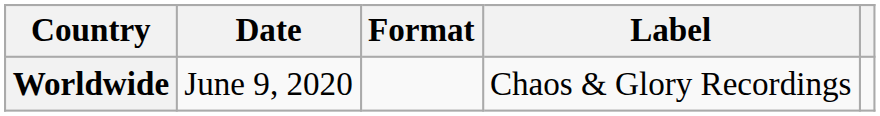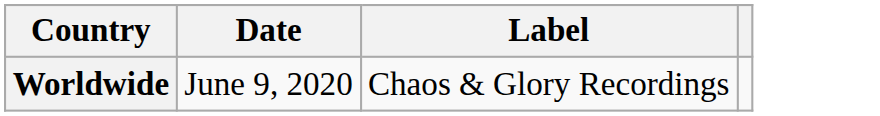- column: (421, 30)
